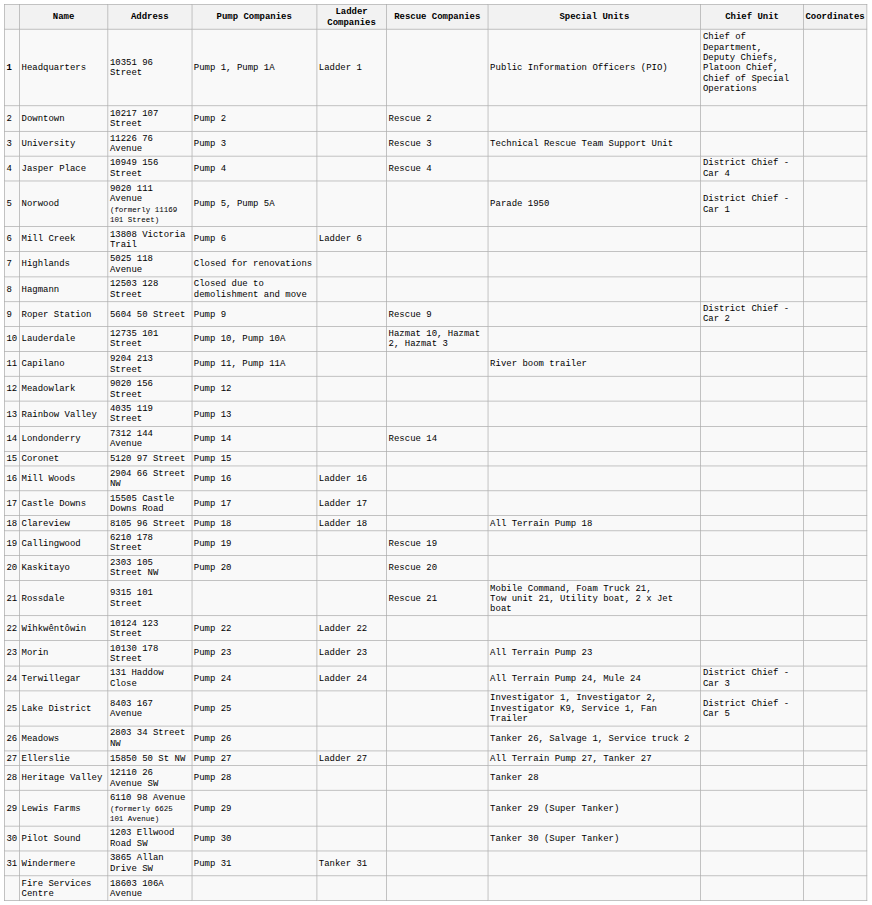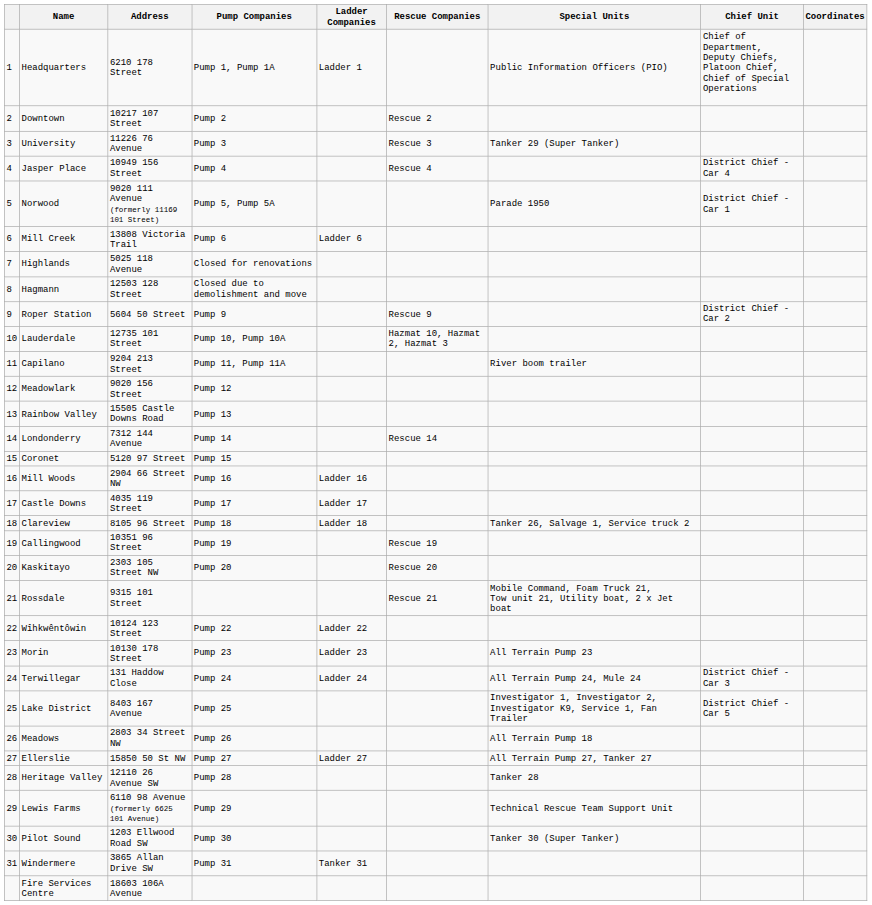(9, 68) bold -> (9, 68) normal
(131, 68) 10351 96 Street -> (131, 68) 6210 178 Street
(582, 143) Technical Rescue Team Support Unit -> (555, 143) Tanker 29 (Super Tanker)
(131, 414) 4035 119 Street -> (142, 414) 15505 Castle Downs Road
(142, 503) 15505 Castle Downs Road -> (131, 503) 4035 119 Street
(541, 523) All Terrain Pump 18 -> (590, 523) Tanker 26, Salvage 1, Service truck 2
(131, 543) 6210 178 Street -> (131, 543) 10351 96 Street
(590, 738) Tanker 26, Salvage 1, Service truck 2 -> (541, 738) All Terrain Pump 18
(555, 808) Tanker 29 (Super Tanker) -> (582, 808) Technical Rescue Team Support Unit
